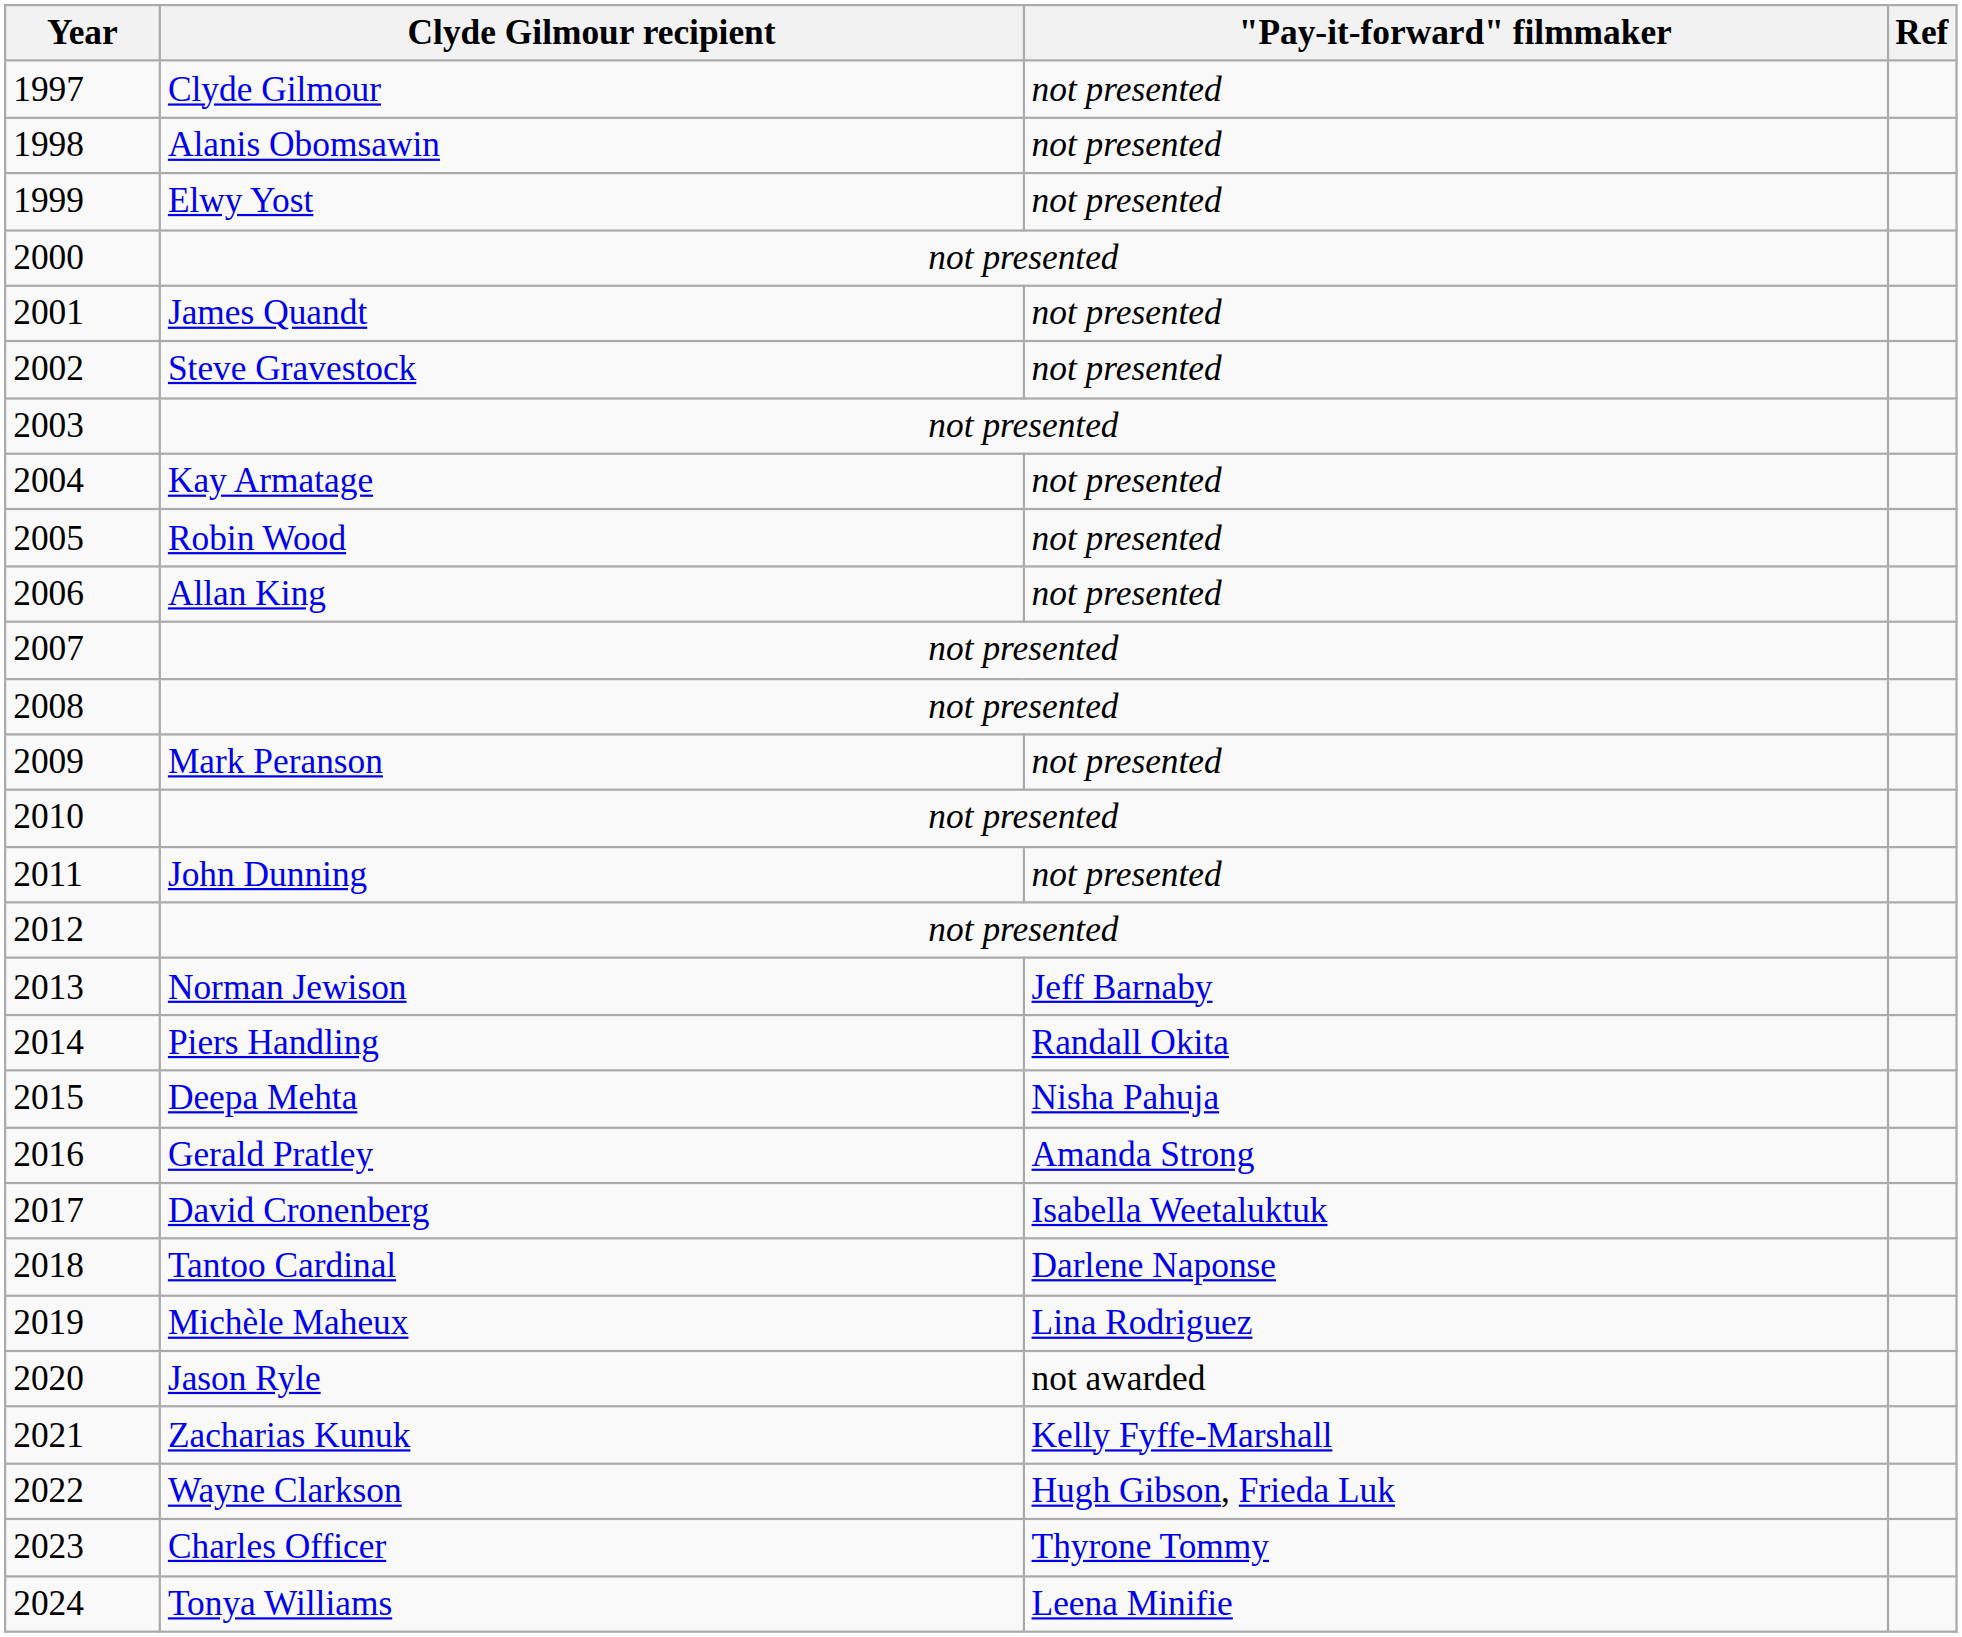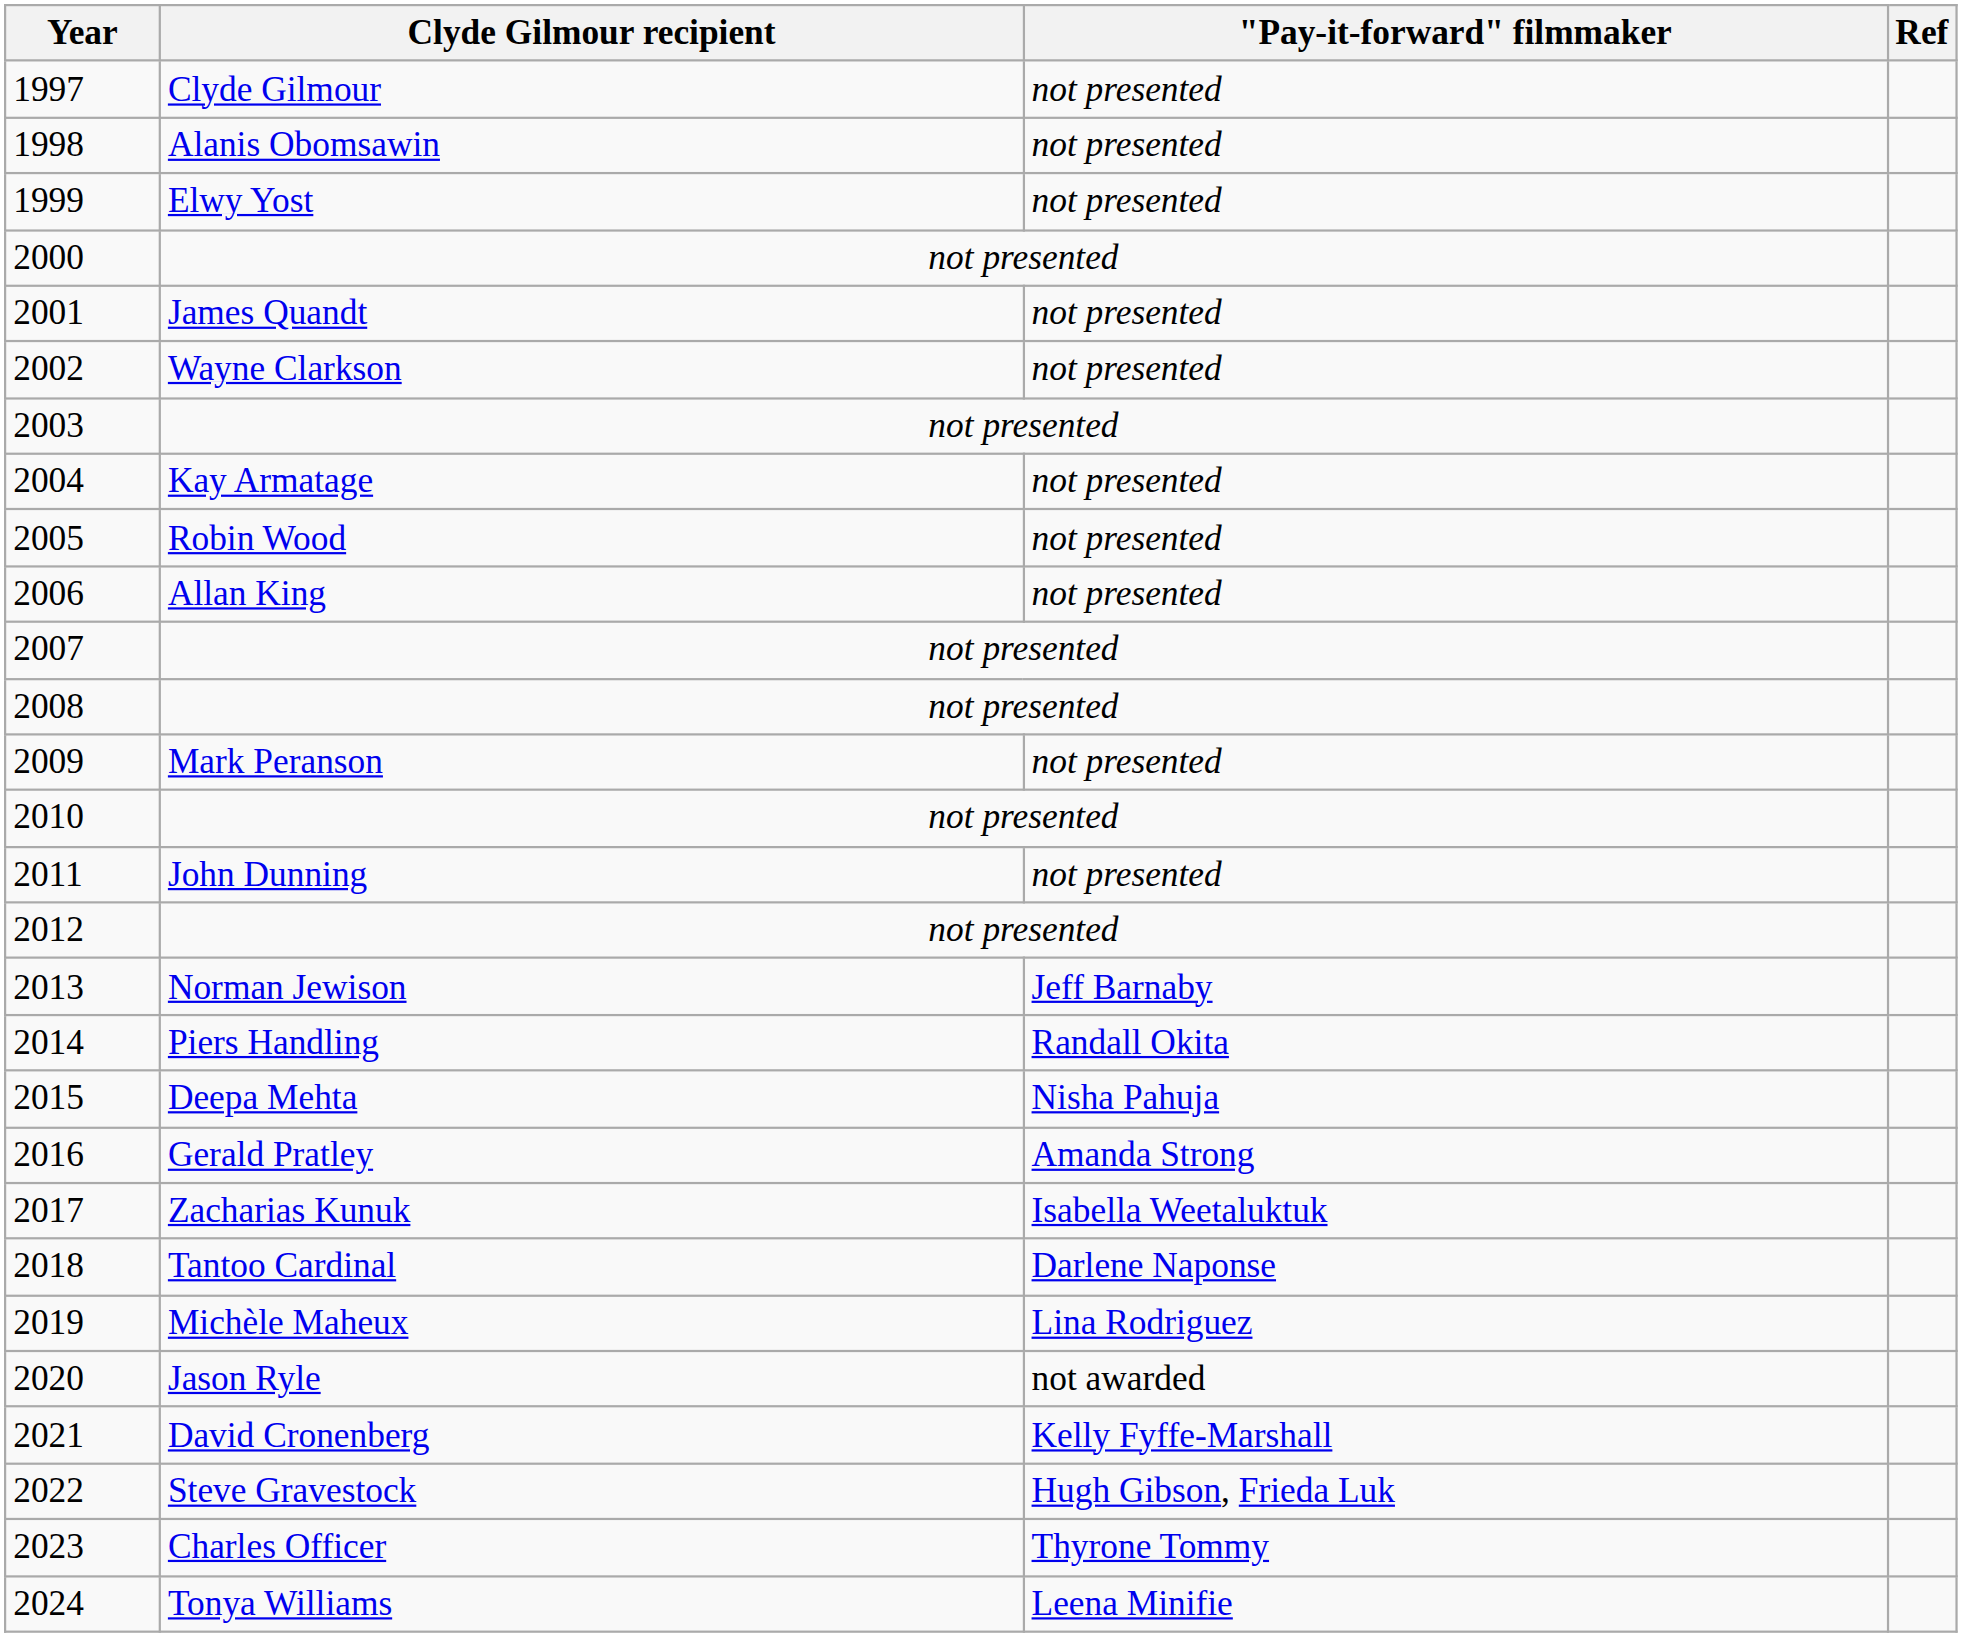(292, 369) Steve Gravestock -> (285, 369) Wayne Clarkson
(299, 1210) David Cronenberg -> (289, 1210) Zacharias Kunuk
(289, 1434) Zacharias Kunuk -> (299, 1434) David Cronenberg
(285, 1490) Wayne Clarkson -> (292, 1490) Steve Gravestock
